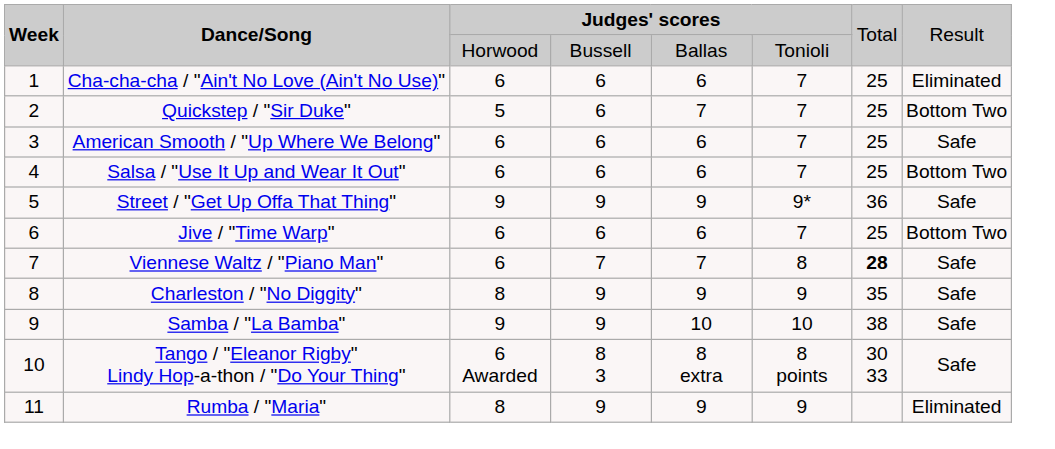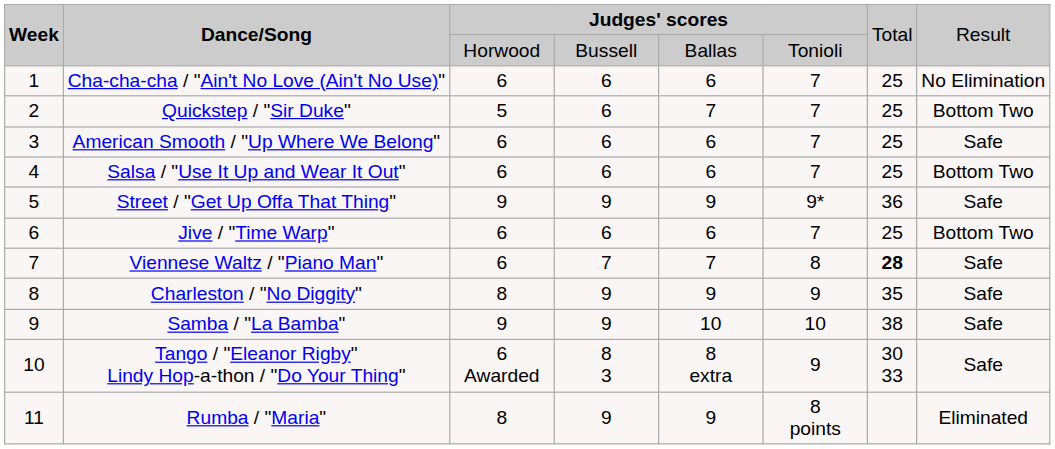(957, 80) Eliminated -> (983, 80) No Elimination
(802, 365) 8 points -> (815, 365) 9
(802, 406) 9 -> (815, 417) 8 points
